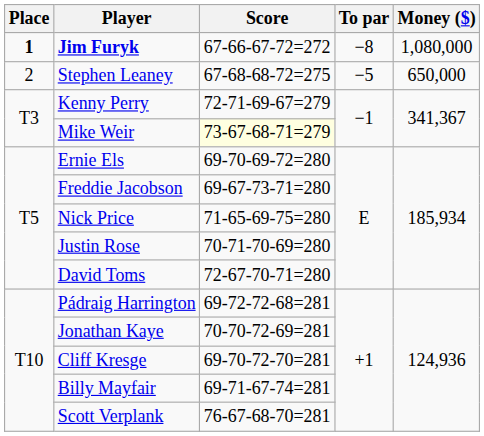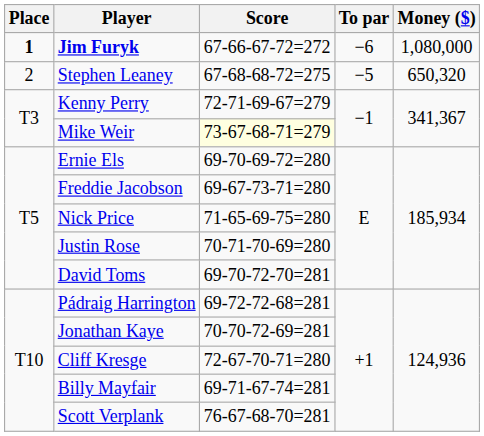(364, 47) −8 -> (364, 47) −6
(437, 75) 650,000 -> (437, 75) 650,320
(267, 274) 72-67-70-71=280 -> (267, 274) 69-70-72-70=281
(267, 359) 69-70-72-70=281 -> (267, 359) 72-67-70-71=280
